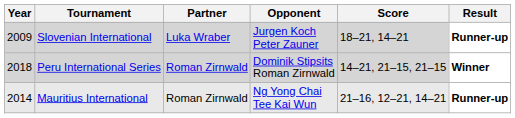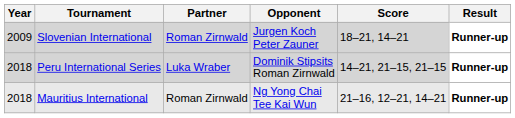(198, 38) Luka Wraber -> (207, 38) Roman Zirnwald
(207, 68) Roman Zirnwald -> (198, 68) Luka Wraber
(470, 68) Winner -> (480, 68) Runner-up
(20, 98) 2014 -> (20, 98) 2018
